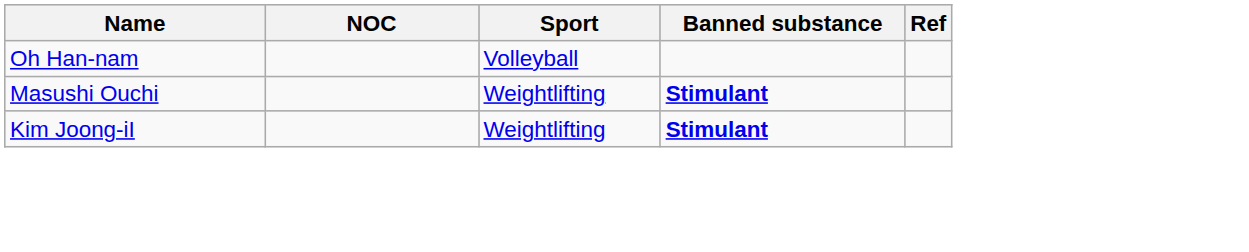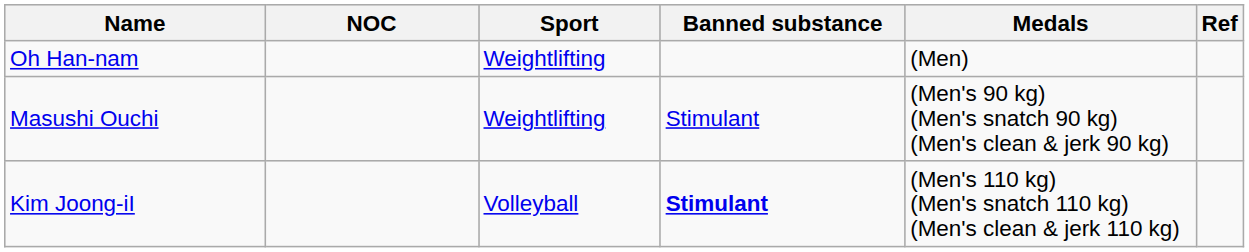+ column: (1051, 23)
(531, 58) Volleyball -> (544, 58) Weightlifting
(717, 94) bold -> (712, 119) normal
(544, 129) Weightlifting -> (531, 204) Volleyball
